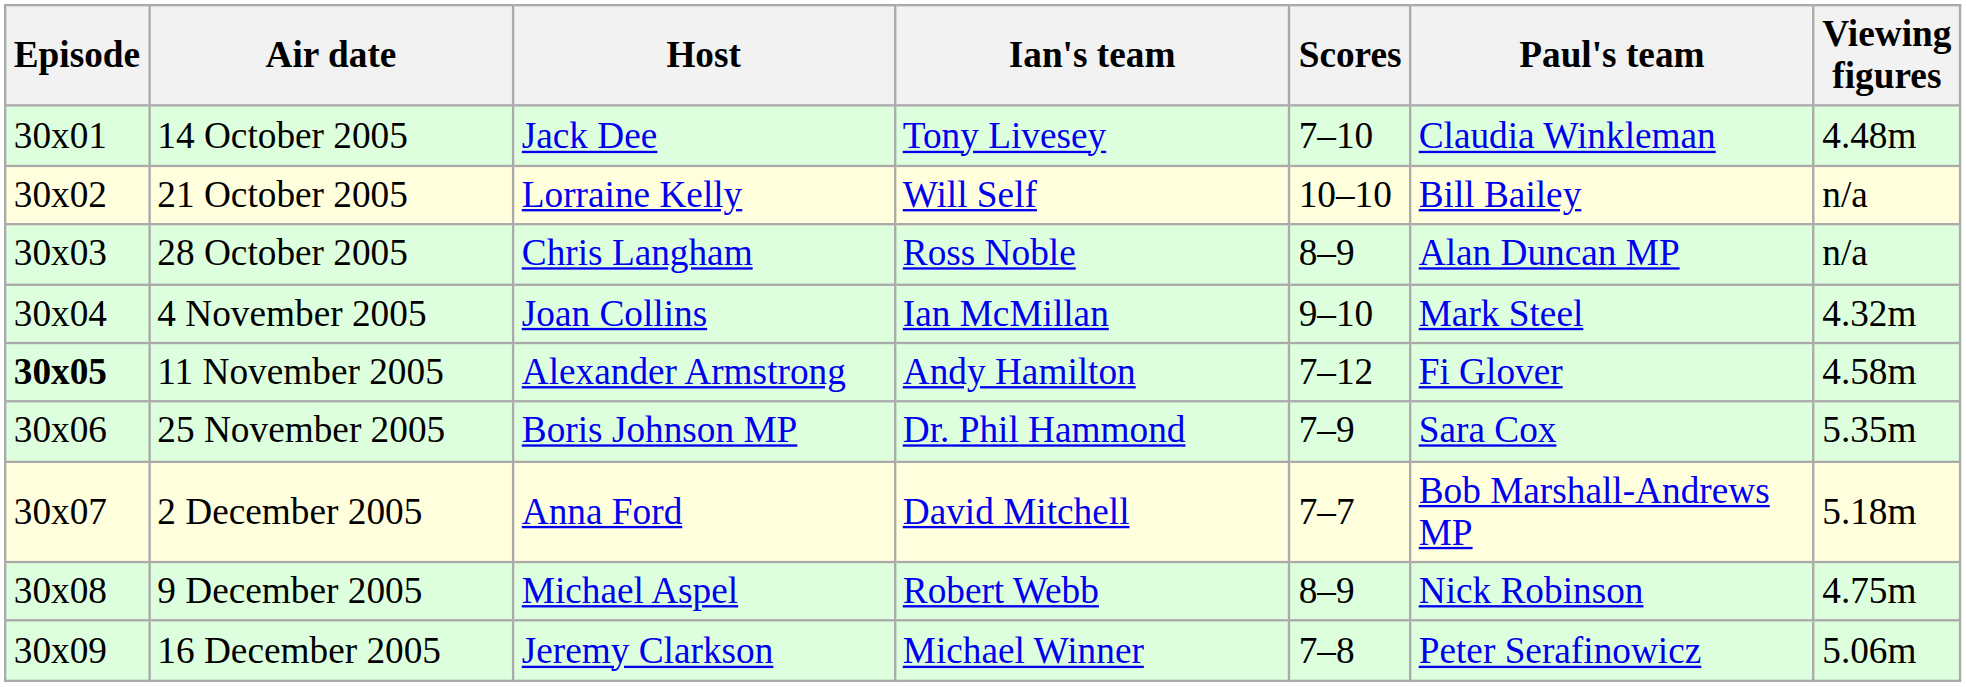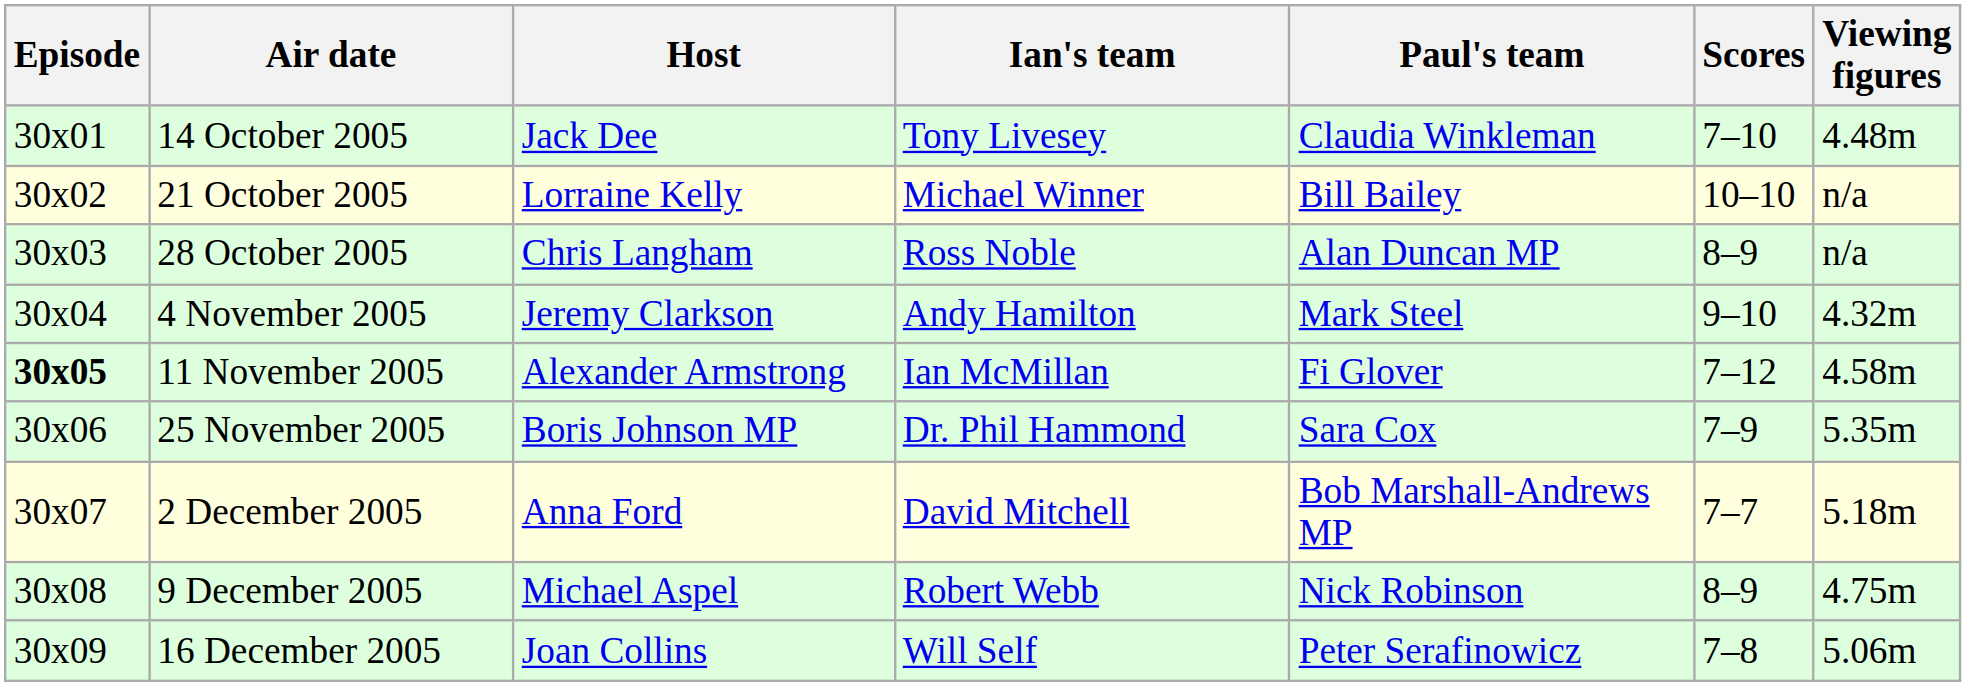columns swapped: (1612, 55) <-> (1350, 55)
(970, 194) Will Self -> (1023, 194) Michael Winner
(614, 312) Joan Collins -> (648, 312) Jeremy Clarkson
(1006, 312) Ian McMillan -> (1019, 312) Andy Hamilton
(1019, 371) Andy Hamilton -> (1006, 371) Ian McMillan
(648, 650) Jeremy Clarkson -> (614, 650) Joan Collins
(1023, 650) Michael Winner -> (970, 650) Will Self
